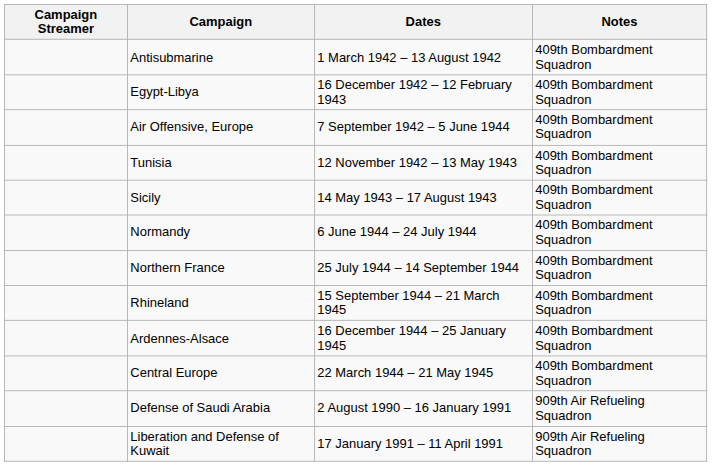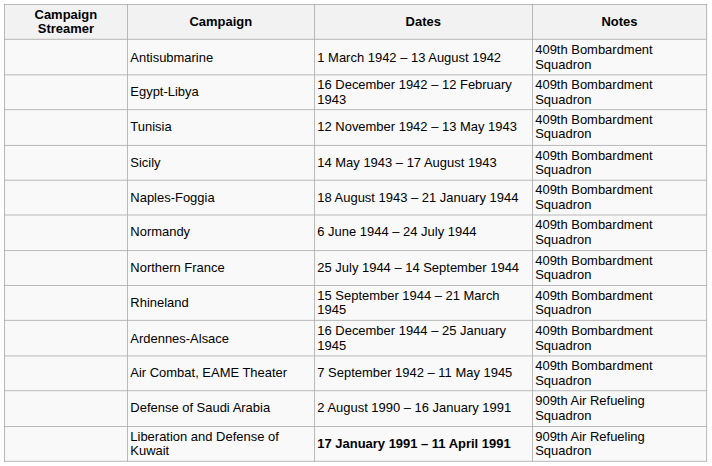- row: (192, 127)
+ row: (172, 197)
- row: (174, 373)
+ row: (209, 373)
(410, 443) normal -> (414, 443) bold
